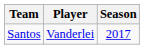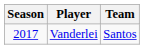columns swapped: (118, 14) <-> (24, 14)
